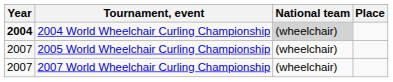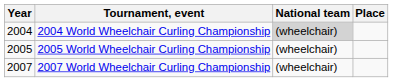(20, 31) bold -> (20, 31) normal
(20, 49) 2007 -> (20, 49) 2005
